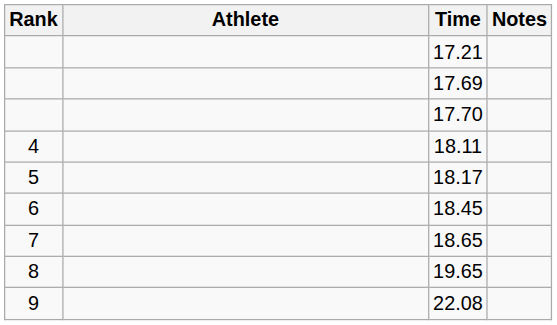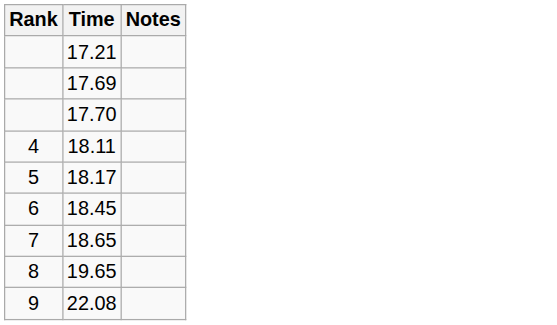- column: (245, 20)
